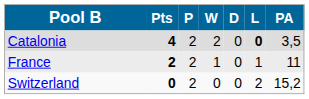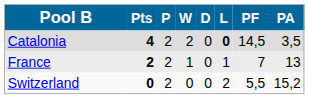+ column: (250, 18)
(294, 62) 11 -> (293, 62) 13
